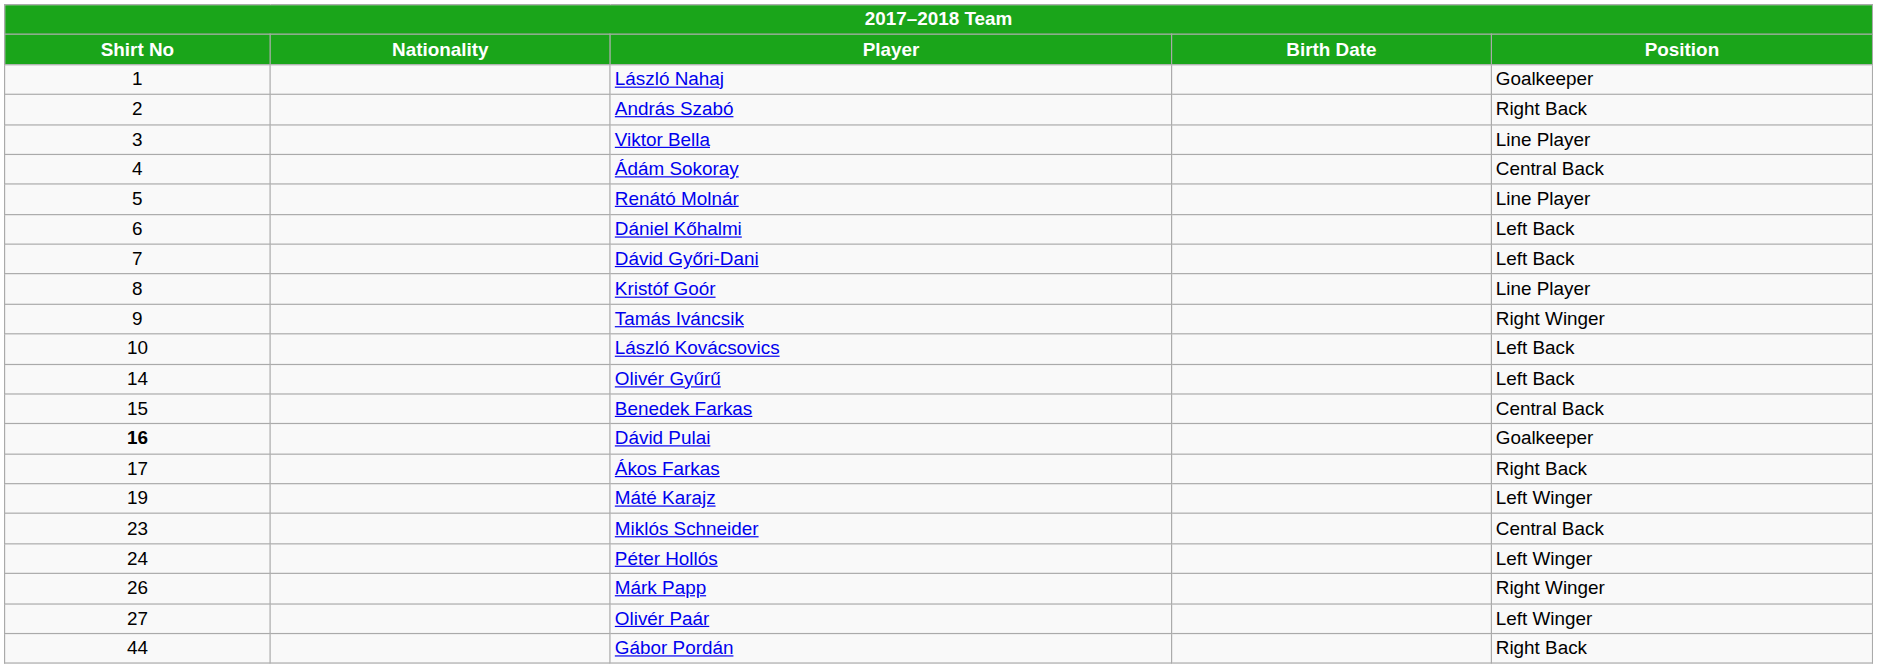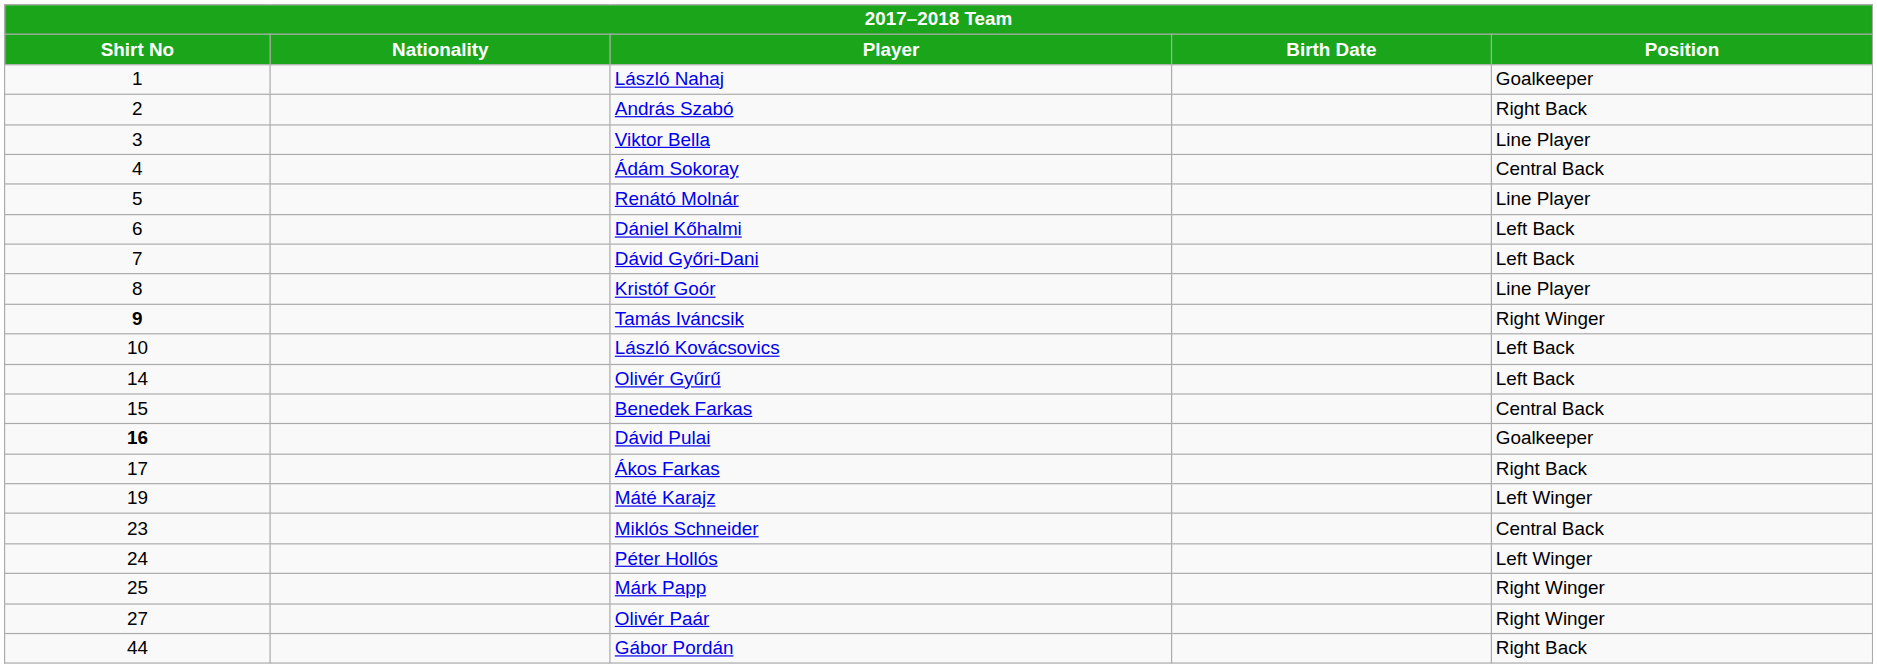(137, 318) normal -> (137, 318) bold
(137, 588) 26 -> (137, 588) 25
(1544, 618) Left Winger -> (1550, 618) Right Winger
